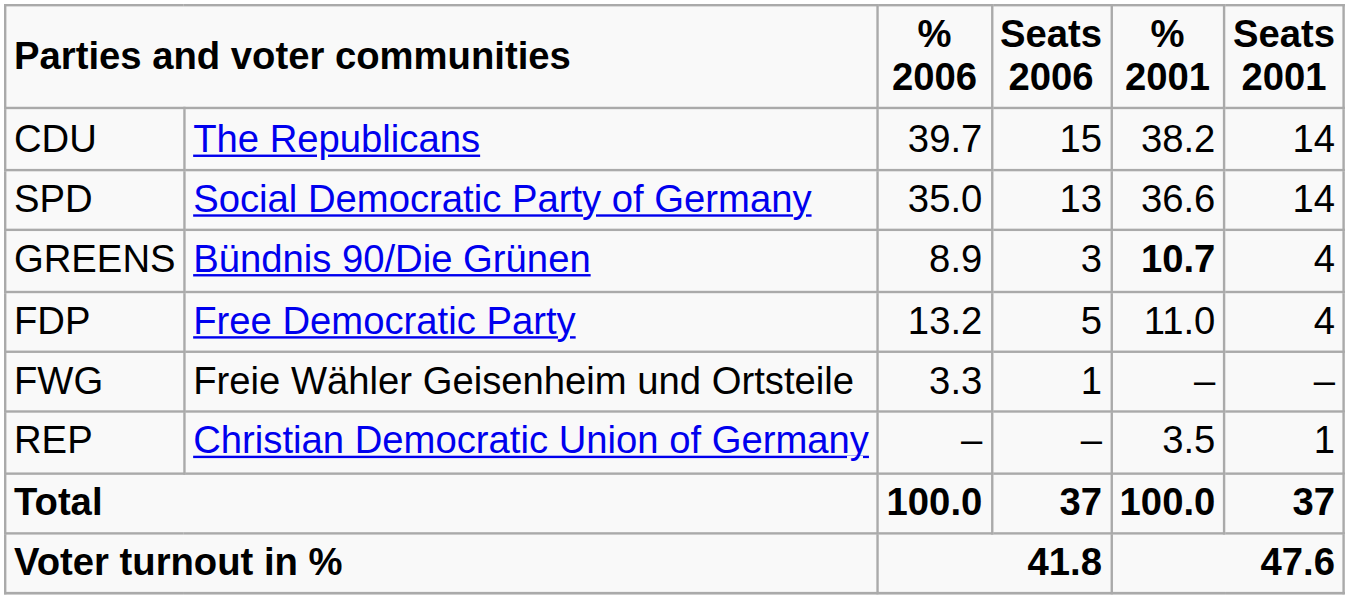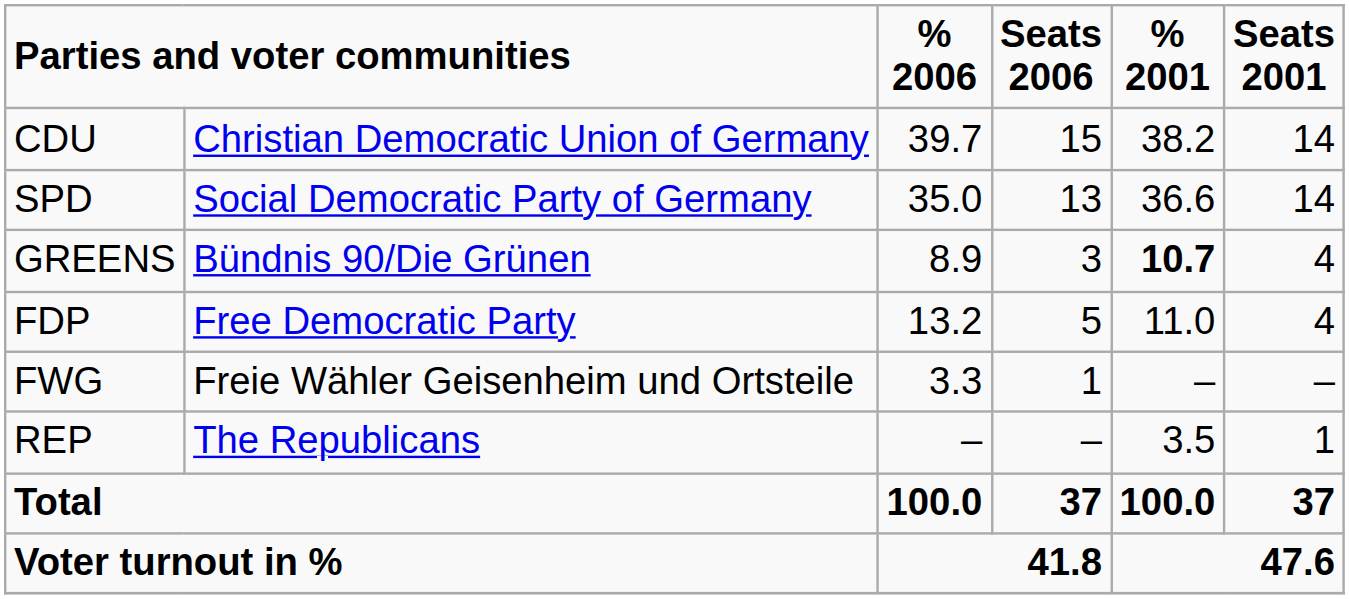(337, 138) The Republicans -> (531, 138) Christian Democratic Union of Germany
(531, 441) Christian Democratic Union of Germany -> (337, 441) The Republicans
